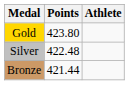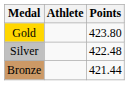columns swapped: (103, 13) <-> (63, 13)
